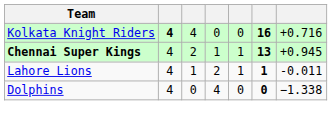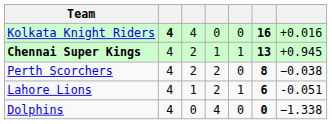(301, 33) +0.716 -> (301, 33) +0.016
+ row: (60, 71)
(264, 71) 1 -> (264, 90) 6
(301, 71) -0.011 -> (301, 90) -0.051
